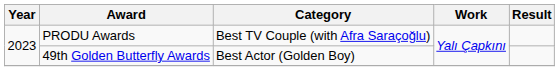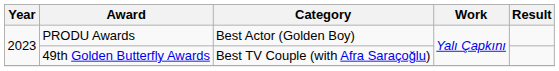(323, 36) Best TV Couple (with Afra Saraçoğlu) -> (285, 36) Best Actor (Golden Boy)
(285, 56) Best Actor (Golden Boy) -> (323, 56) Best TV Couple (with Afra Saraçoğlu)
